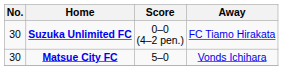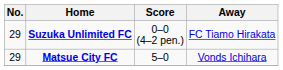(15, 35) 30 -> (15, 35) 29
(15, 57) 30 -> (15, 57) 29
